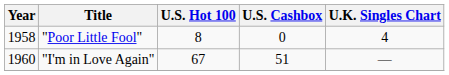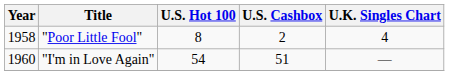(282, 37) 0 -> (282, 37) 2
(198, 59) 67 -> (198, 59) 54
